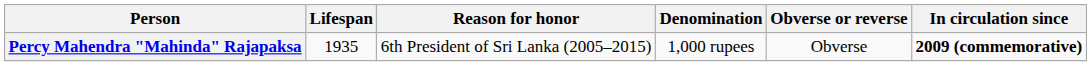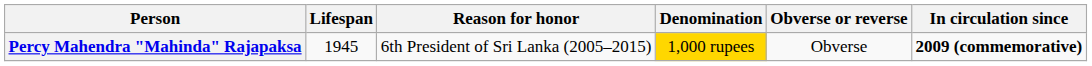(341, 46) 1935 -> (341, 46) 1945
(711, 46) no background -> (711, 46) gold background
